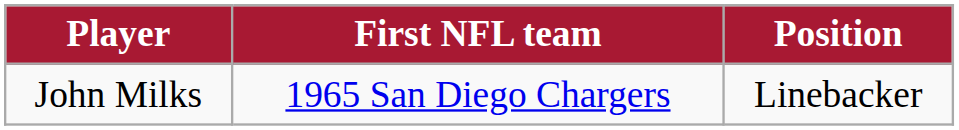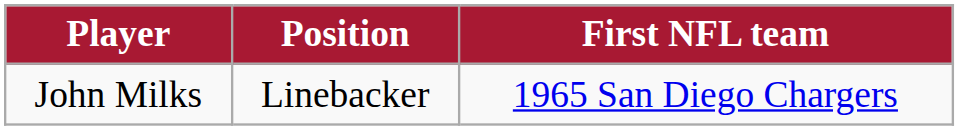columns swapped: (838, 34) <-> (478, 34)
